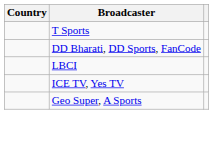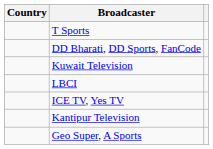+ row: (92, 65)
+ row: (96, 118)
